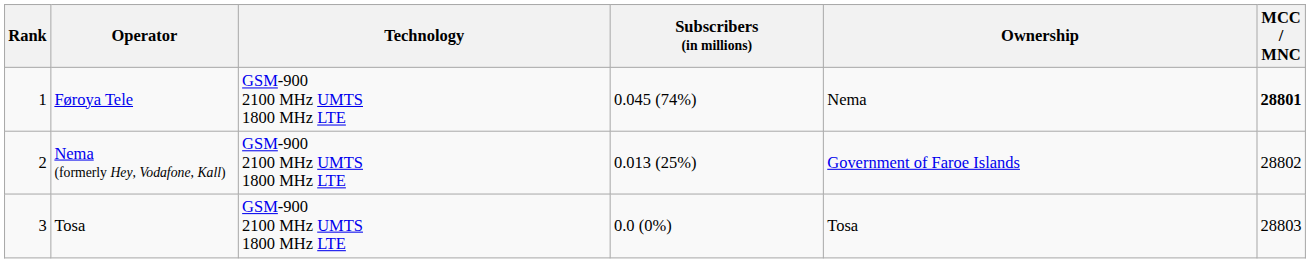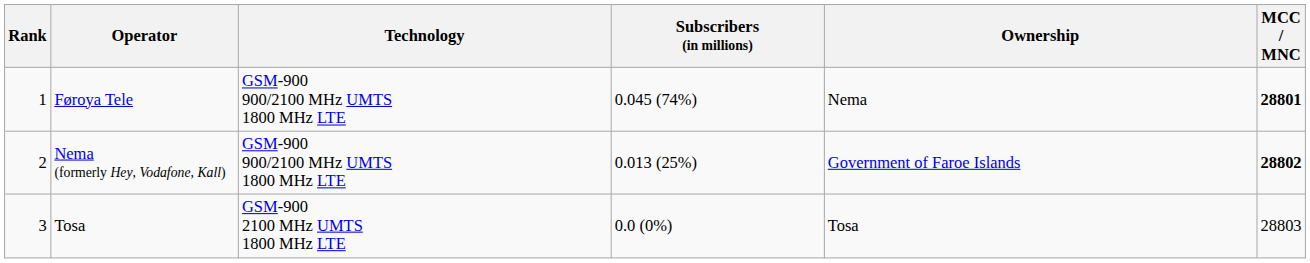(303, 99) GSM-900 2100 MHz UMTS 1800 MHz LTE -> (317, 99) GSM-900 900/2100 MHz UMTS 1800 MHz LTE
(303, 162) GSM-900 2100 MHz UMTS 1800 MHz LTE -> (317, 162) GSM-900 900/2100 MHz UMTS 1800 MHz LTE
(1281, 162) normal -> (1281, 162) bold
